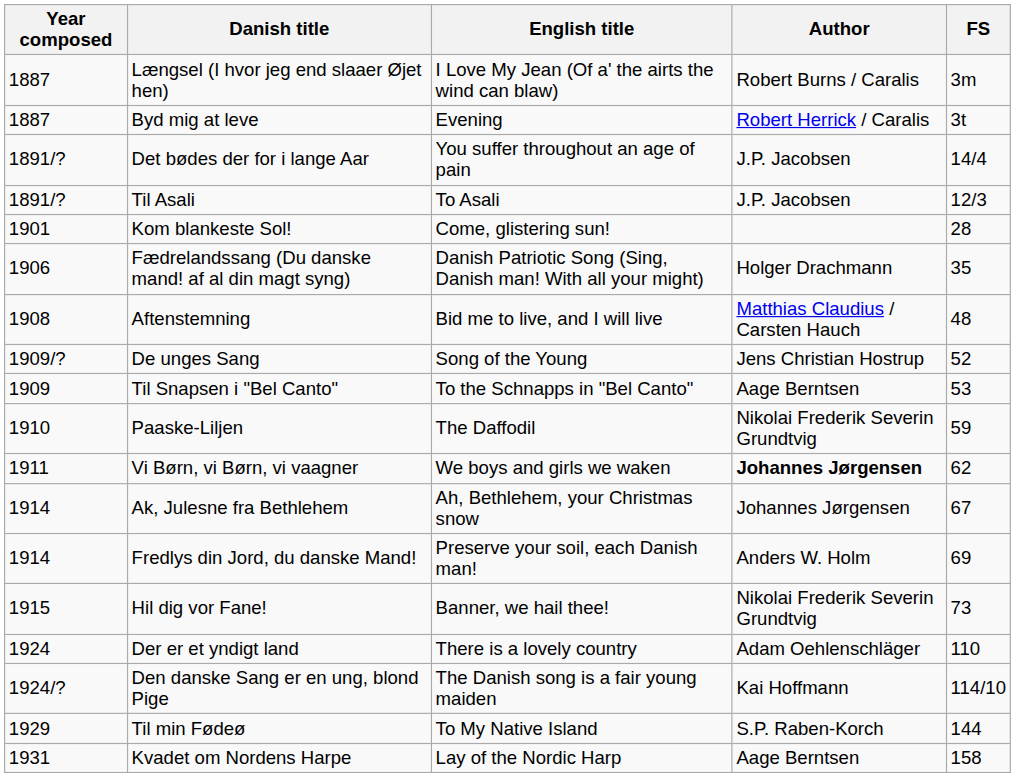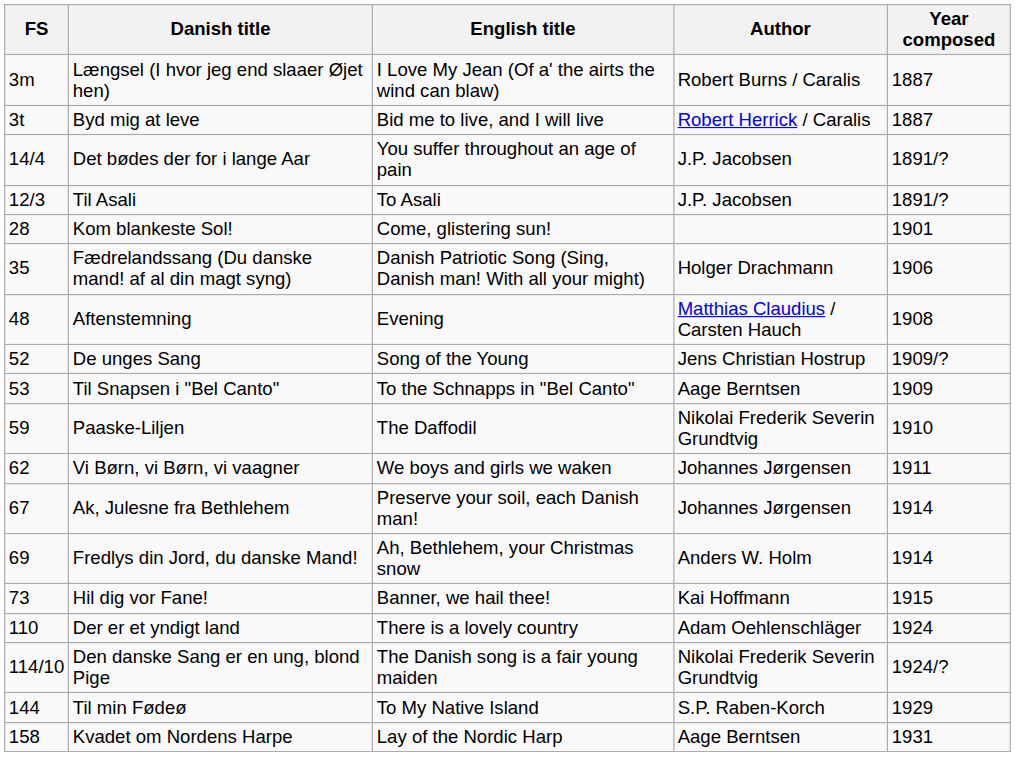columns swapped: (978, 29) <-> (66, 29)
(469, 119) Evening -> (490, 119) Bid me to live, and I will live
(549, 319) Bid me to live, and I will live -> (410, 319) Evening
(829, 468) bold -> (764, 468) normal
(564, 508) Ah, Bethlehem, your Christmas snow -> (508, 508) Preserve your soil, each Danish man!
(567, 558) Preserve your soil, each Danish man! -> (505, 558) Ah, Bethlehem, your Christmas snow
(835, 608) Nikolai Frederik Severin Grundtvig -> (734, 598) Kai Hoffmann
(793, 688) Kai Hoffmann -> (776, 667) Nikolai Frederik Severin Grundtvig
